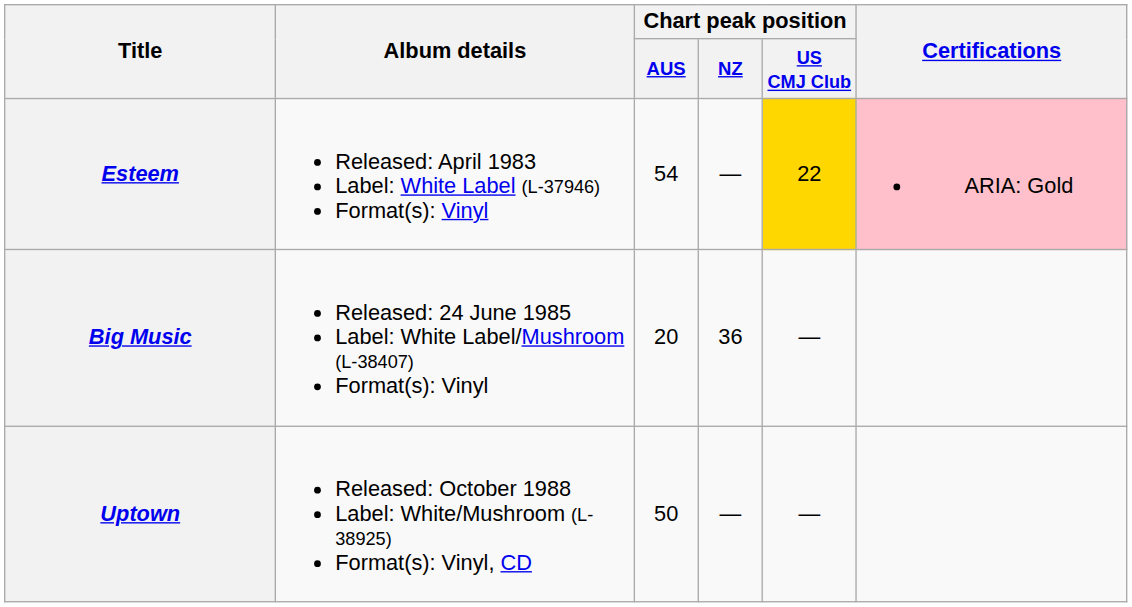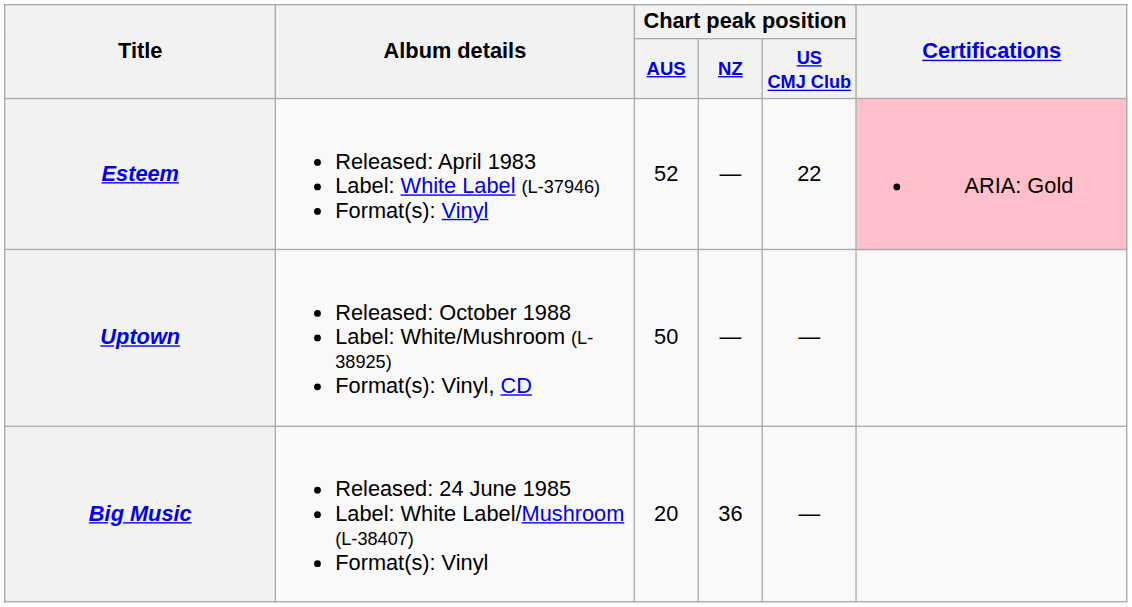(666, 173) 54 -> (666, 173) 52
(809, 173) gold background -> (809, 173) no background
rows swapped: (140, 337) <-> (140, 513)
